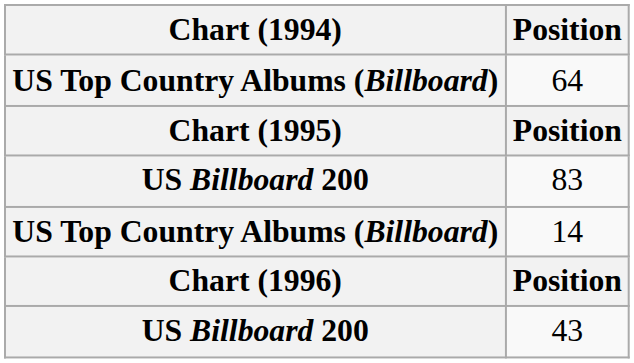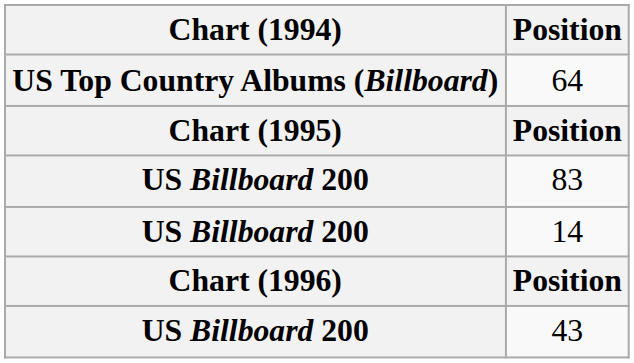(255, 230) US Top Country Albums (Billboard) -> (255, 230) US Billboard 200
